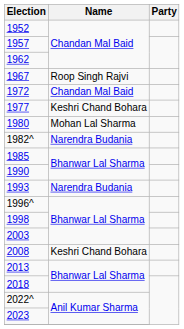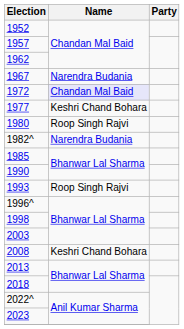(89, 76) Roop Singh Rajvi -> (91, 76) Narendra Budania
(92, 92) no background -> (92, 92) lavender background
(93, 124) Mohan Lal Sharma -> (89, 124) Roop Singh Rajvi
(91, 188) Narendra Budania -> (89, 188) Roop Singh Rajvi
